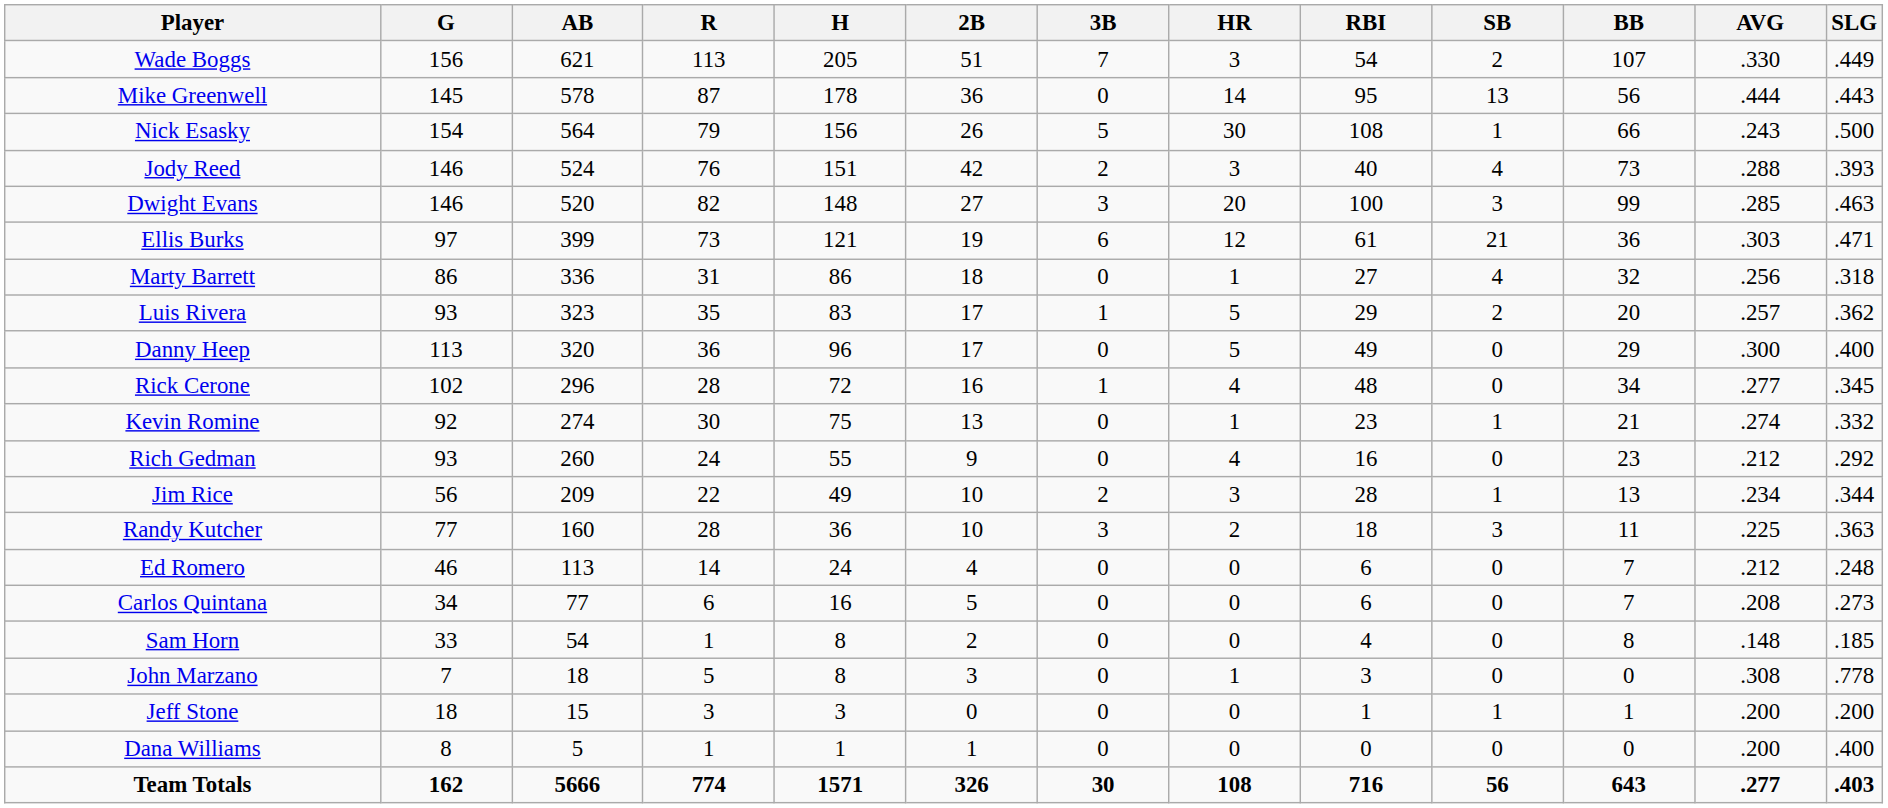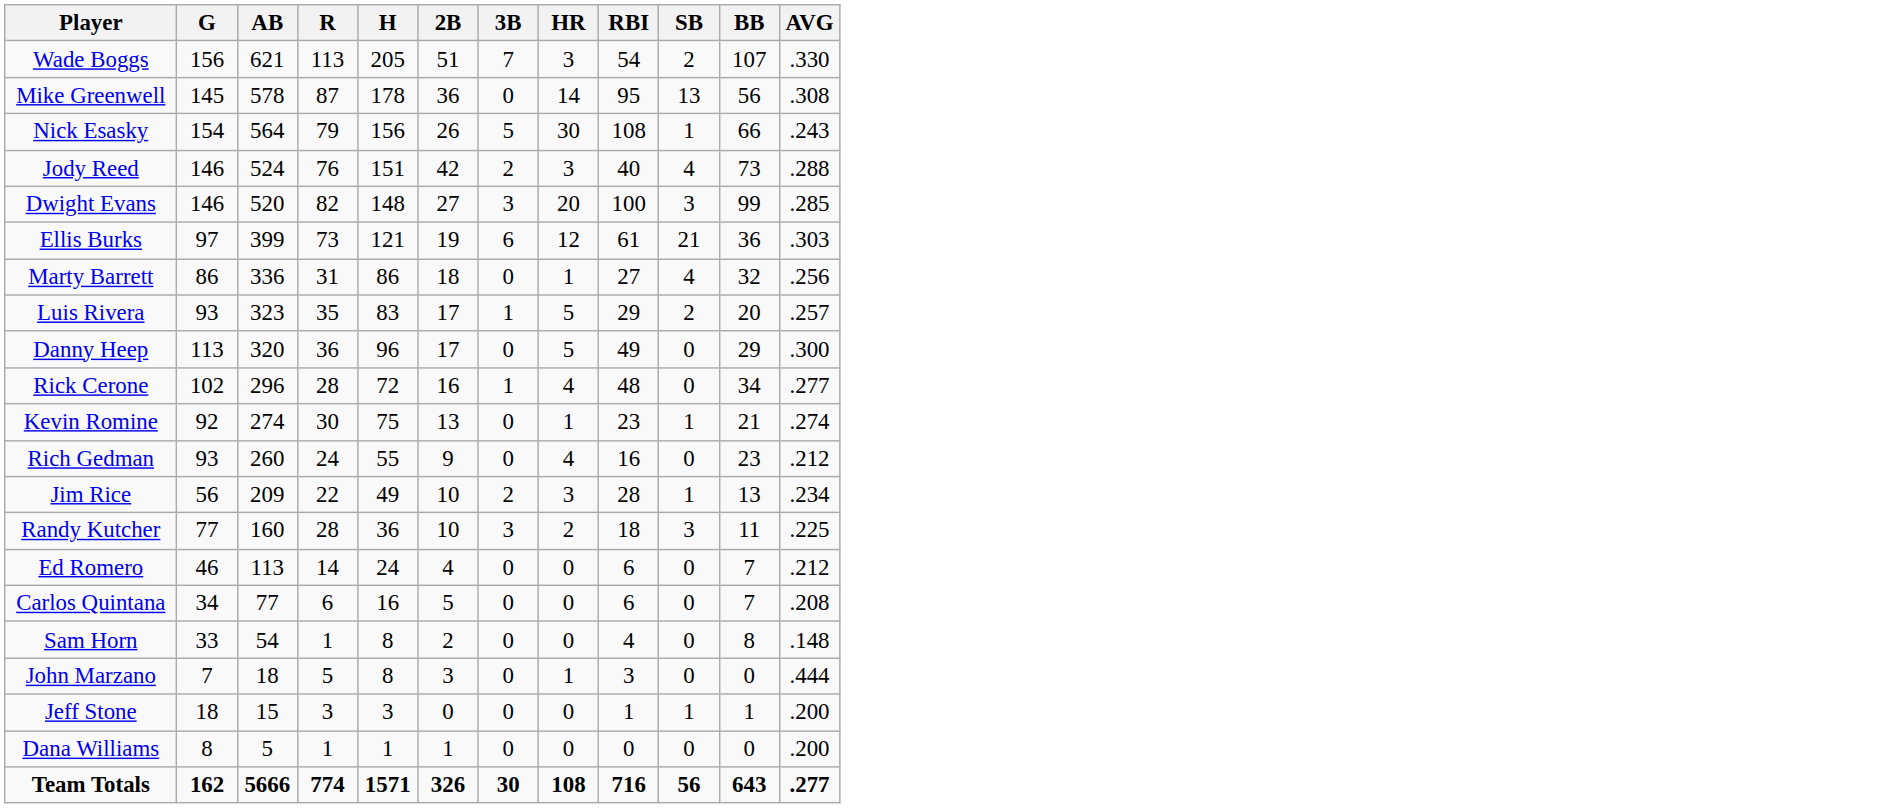- column: (1854, 22)
(1760, 95) .444 -> (810, 95) .308
(1760, 675) .308 -> (810, 675) .444
